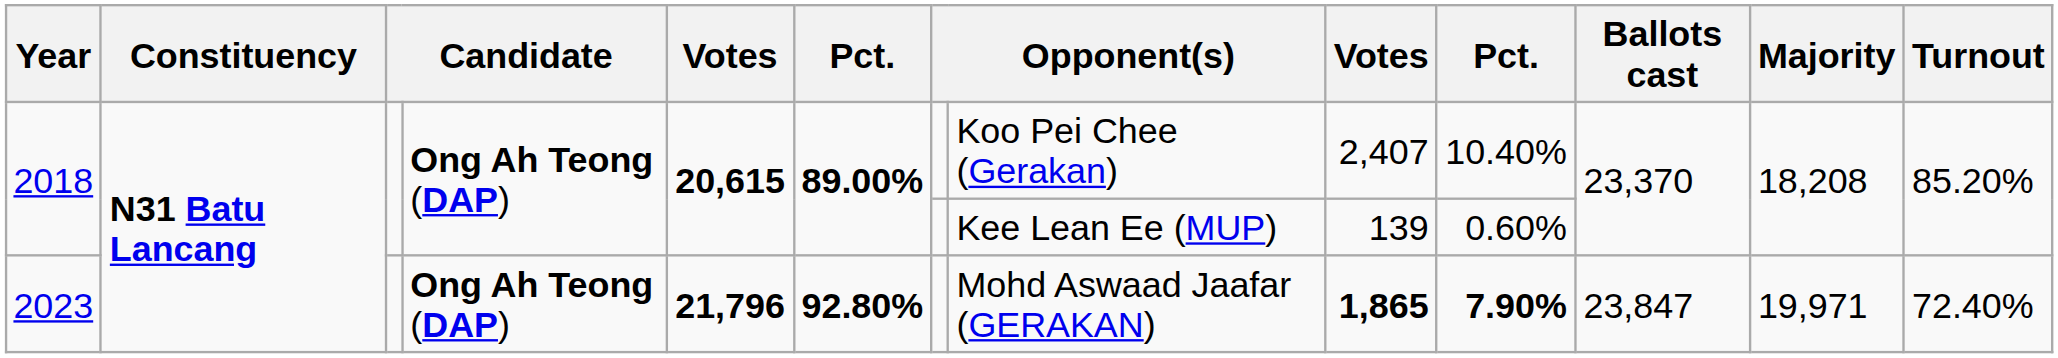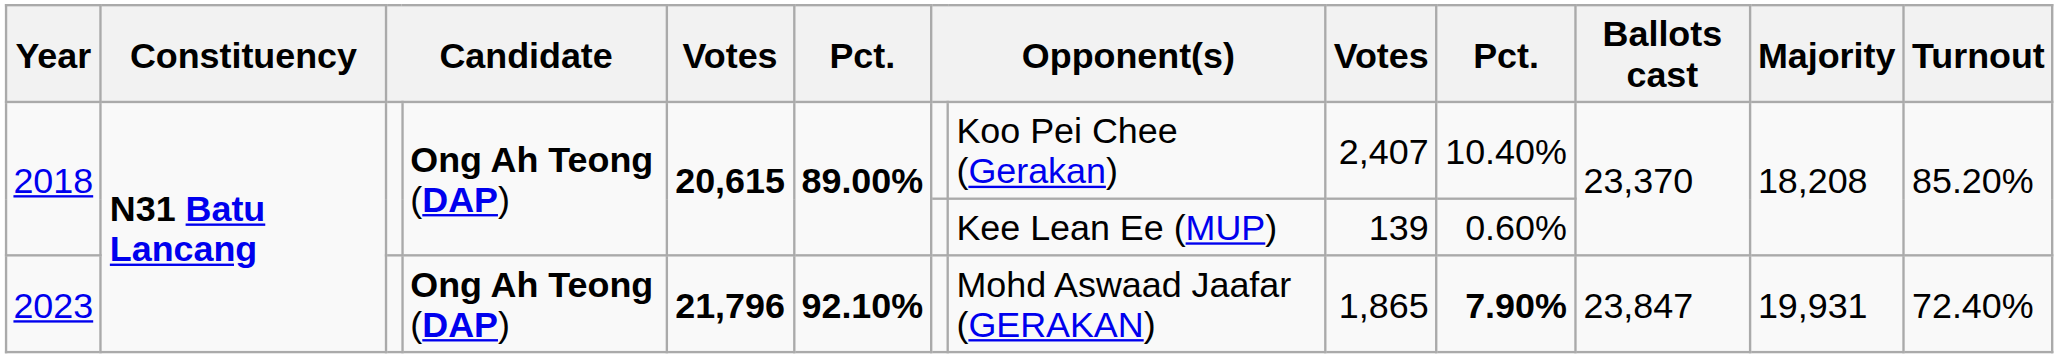(862, 304) 92.80% -> (862, 304) 92.10%
(1384, 304) bold -> (1384, 304) normal
(1813, 304) 19,971 -> (1813, 304) 19,931
